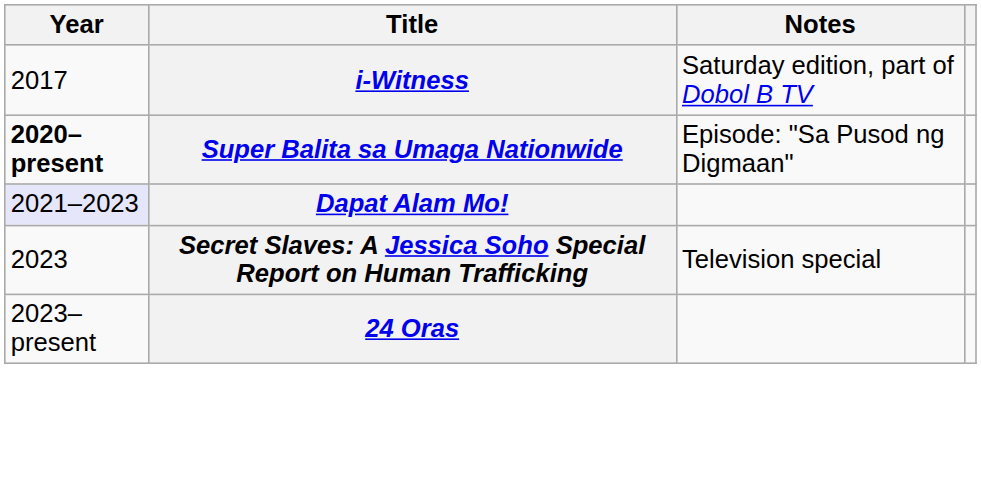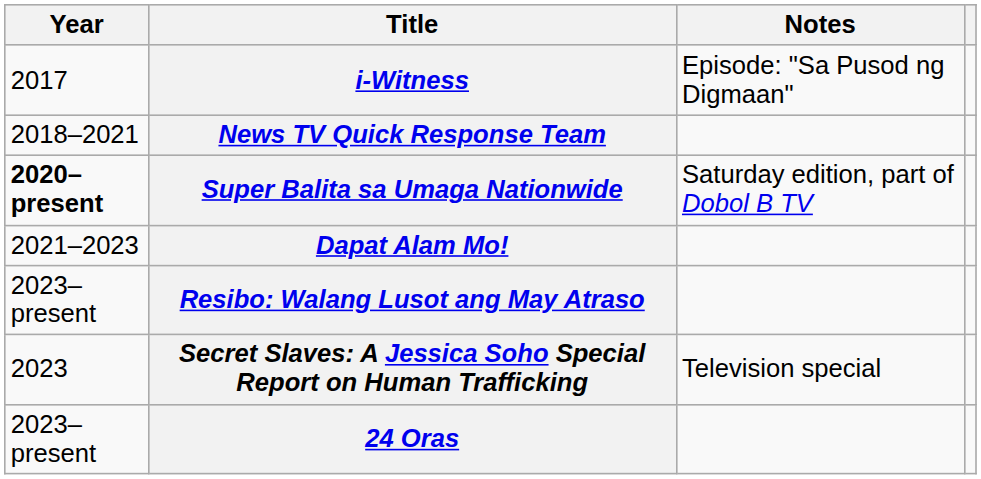(818, 79) Saturday edition, part of Dobol B TV -> (813, 79) Episode: "Sa Pusod ng Digmaan"
+ row: (412, 134)
(813, 149) Episode: "Sa Pusod ng Digmaan" -> (818, 189) Saturday edition, part of Dobol B TV
(75, 204) lavender background -> (75, 244) no background
+ row: (412, 299)
